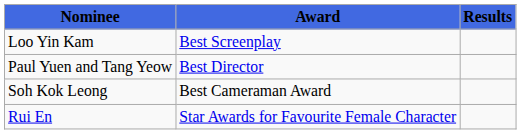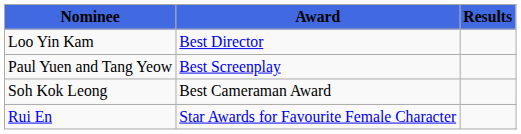(230, 41) Best Screenplay -> (221, 41) Best Director
(221, 66) Best Director -> (230, 66) Best Screenplay
